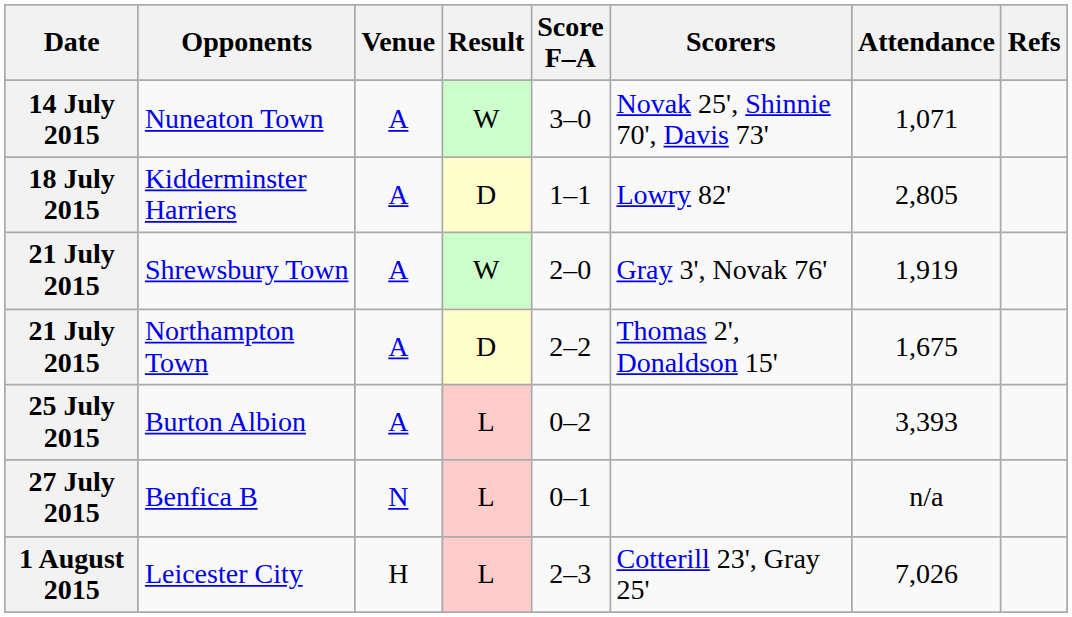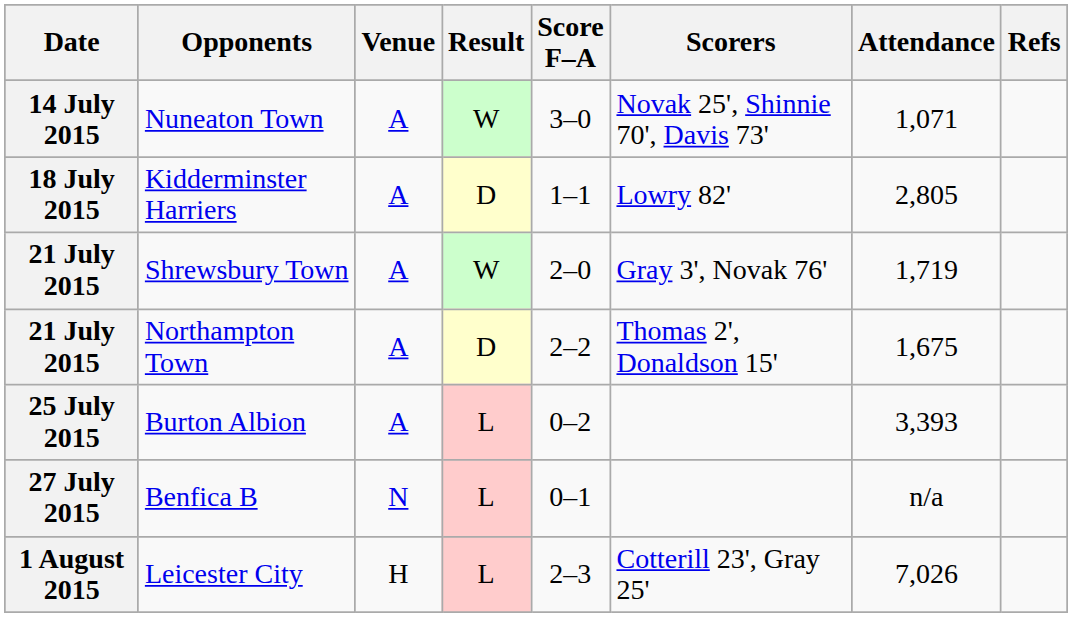(926, 270) 1,919 -> (926, 270) 1,719
